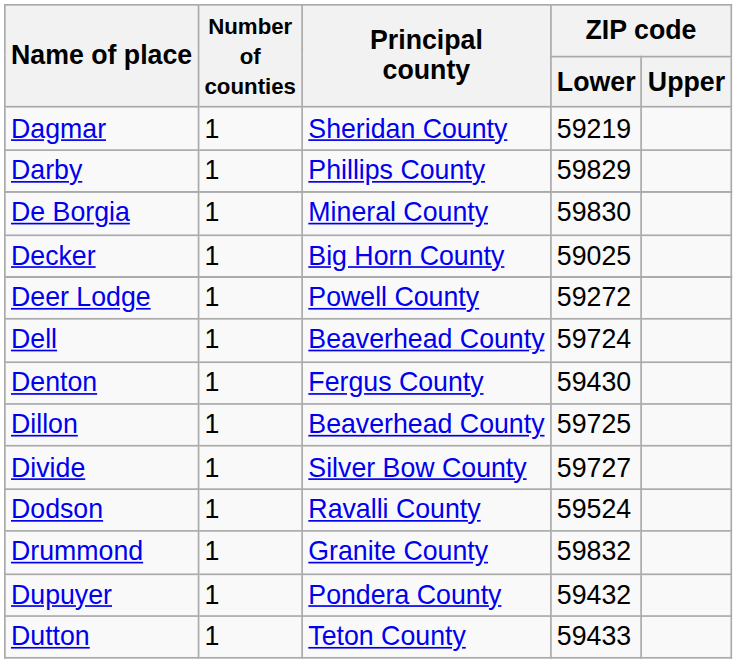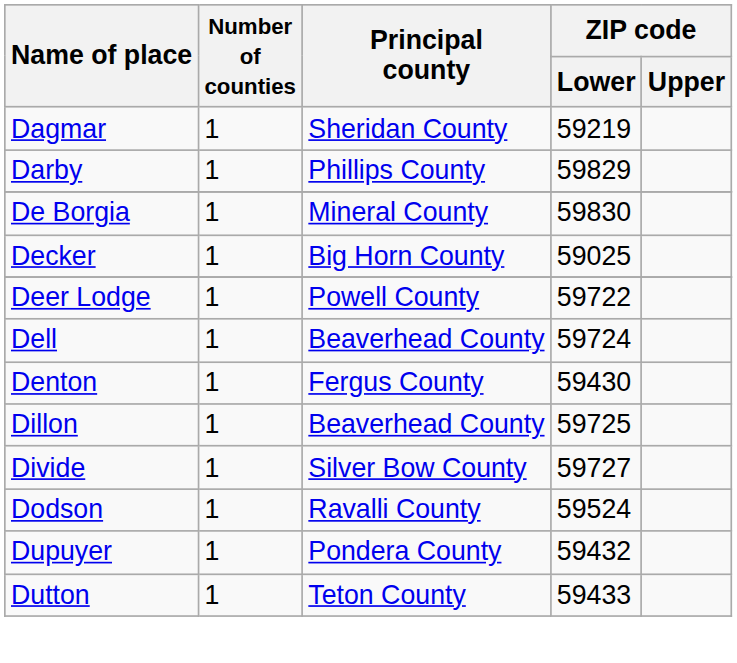(594, 297) 59272 -> (594, 297) 59722
- row: (77, 551)
